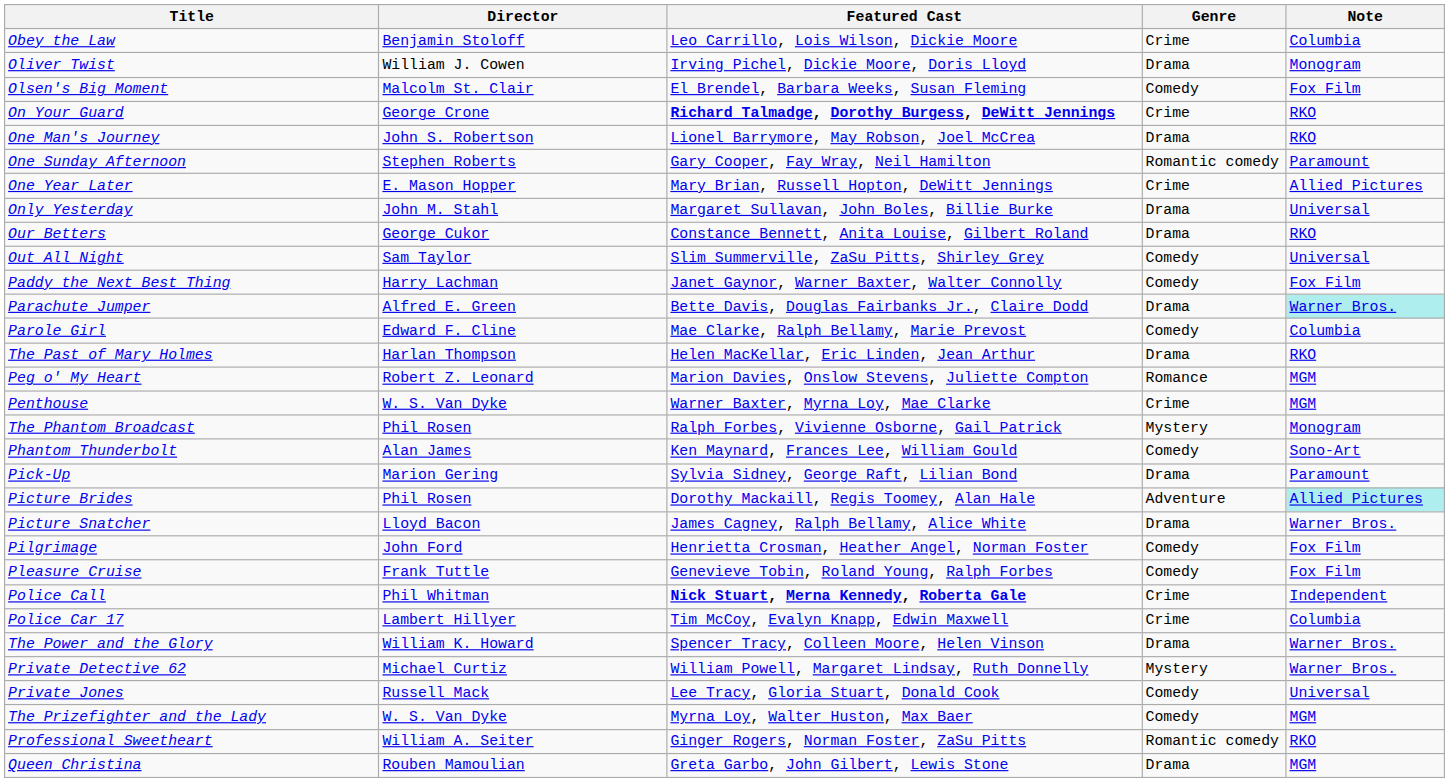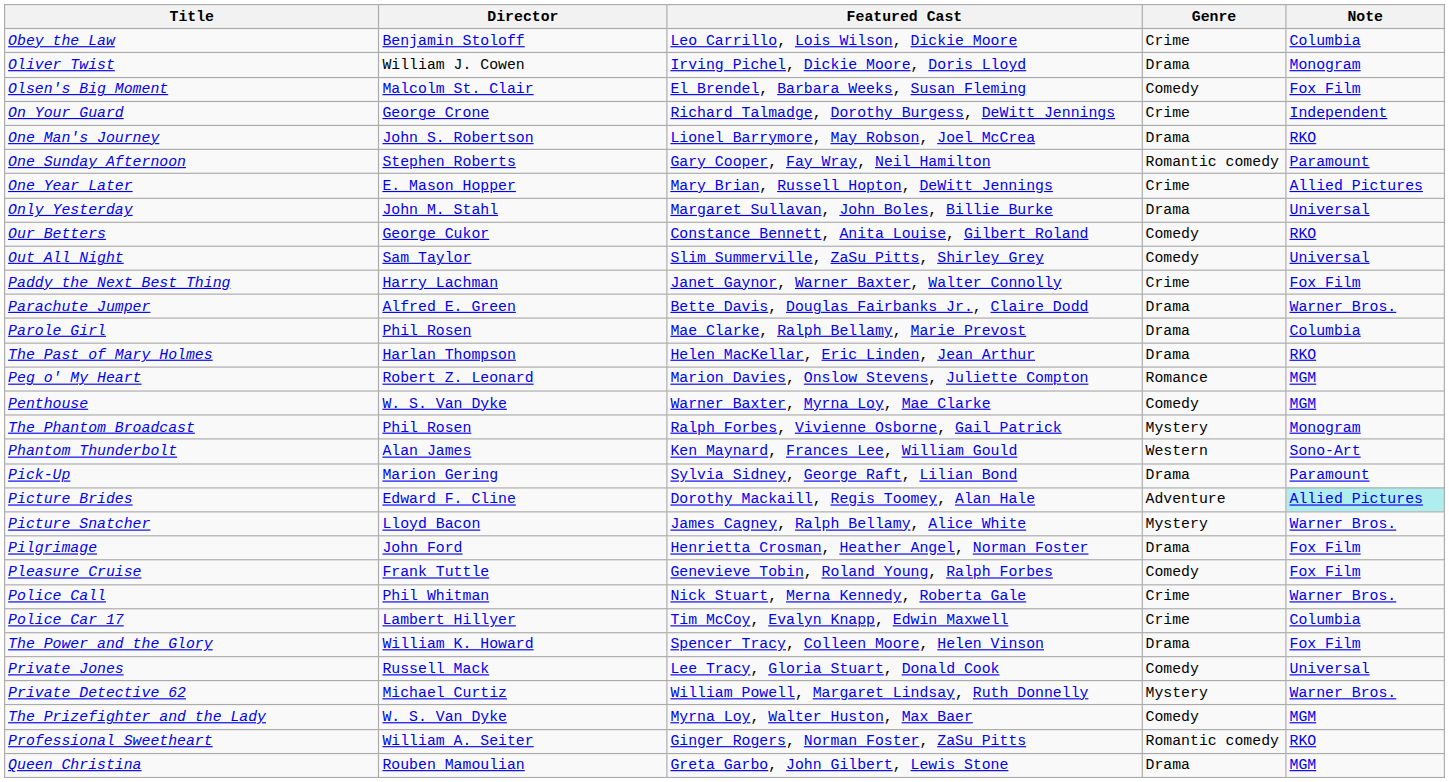(893, 113) bold -> (893, 113) normal
(1303, 113) RKO -> (1338, 113) Independent
(1168, 234) Drama -> (1172, 234) Comedy
(1172, 282) Comedy -> (1168, 282) Crime
(1343, 306) paleturquoise background -> (1343, 306) no background
(449, 331) Edward F. Cline -> (427, 331) Phil Rosen
(1172, 331) Comedy -> (1168, 331) Drama
(1168, 403) Crime -> (1172, 403) Comedy
(1172, 451) Comedy -> (1177, 451) Western
(427, 500) Phil Rosen -> (449, 500) Edward F. Cline
(1168, 524) Drama -> (1177, 524) Mystery
(1172, 548) Comedy -> (1168, 548) Drama
(848, 596) bold -> (848, 596) normal
(1338, 596) Independent -> (1343, 596) Warner Bros.
(1343, 645) Warner Bros. -> (1325, 645) Fox Film
rows swapped: (97, 669) <-> (66, 693)
